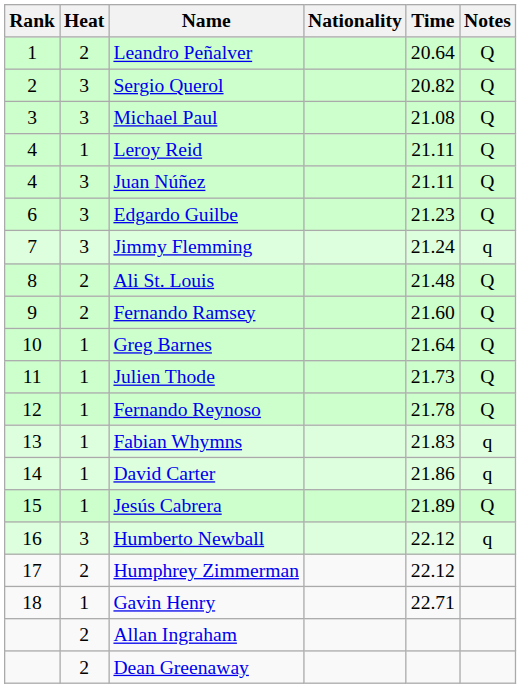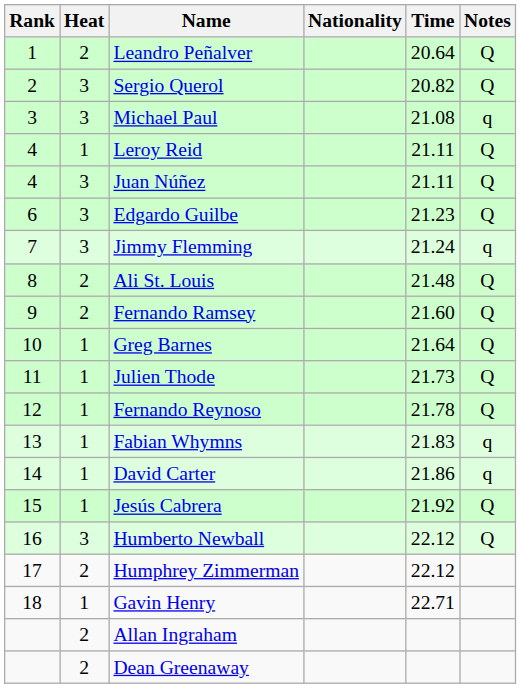(487, 117) Q -> (487, 117) q
(433, 505) 21.89 -> (433, 505) 21.92
(487, 538) q -> (487, 538) Q
